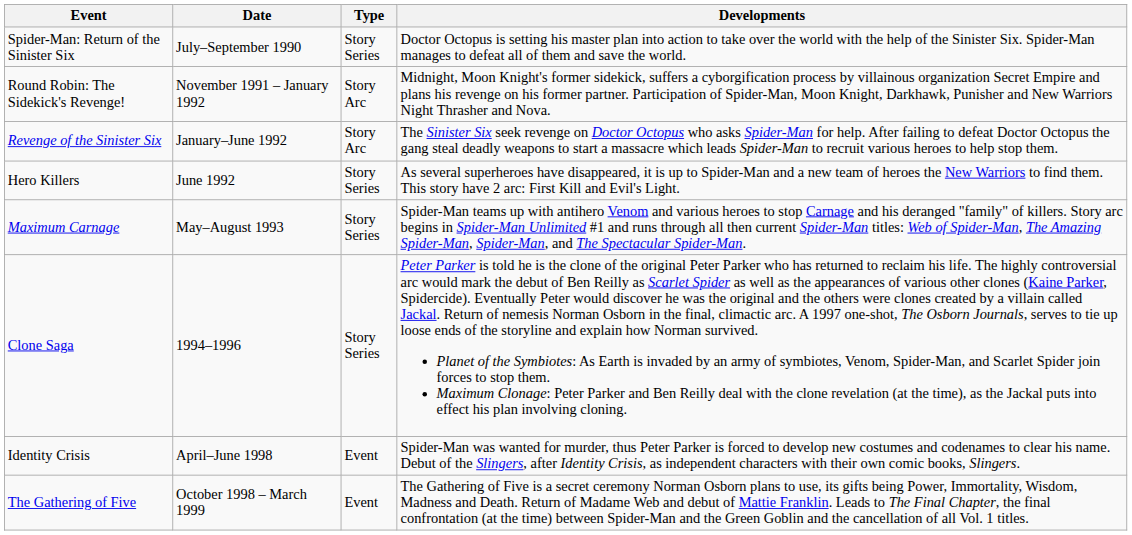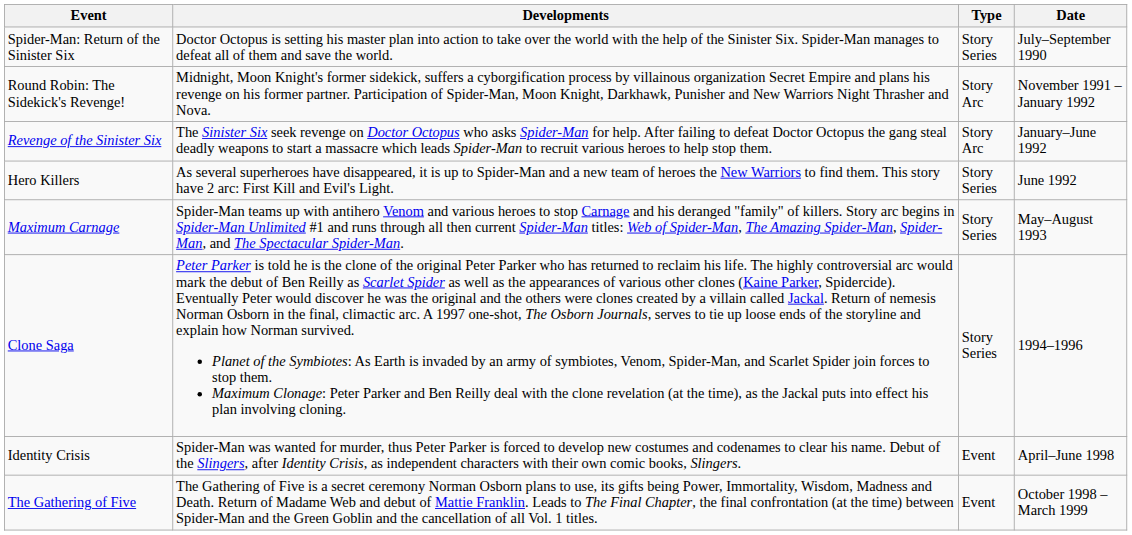columns swapped: (257, 15) <-> (762, 15)
